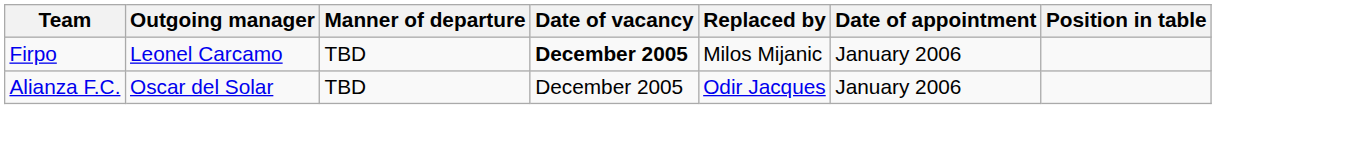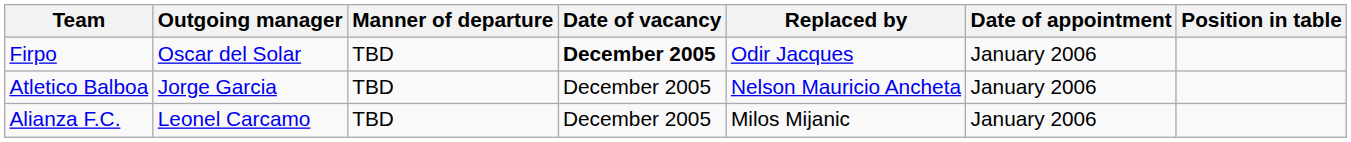(206, 53) Leonel Carcamo -> (229, 53) Oscar del Solar
(763, 53) Milos Mijanic -> (792, 53) Odir Jacques
+ row: (79, 86)
(202, 86) Oscar del Solar -> (234, 119) Leonel Carcamo
(764, 86) Odir Jacques -> (790, 119) Milos Mijanic
